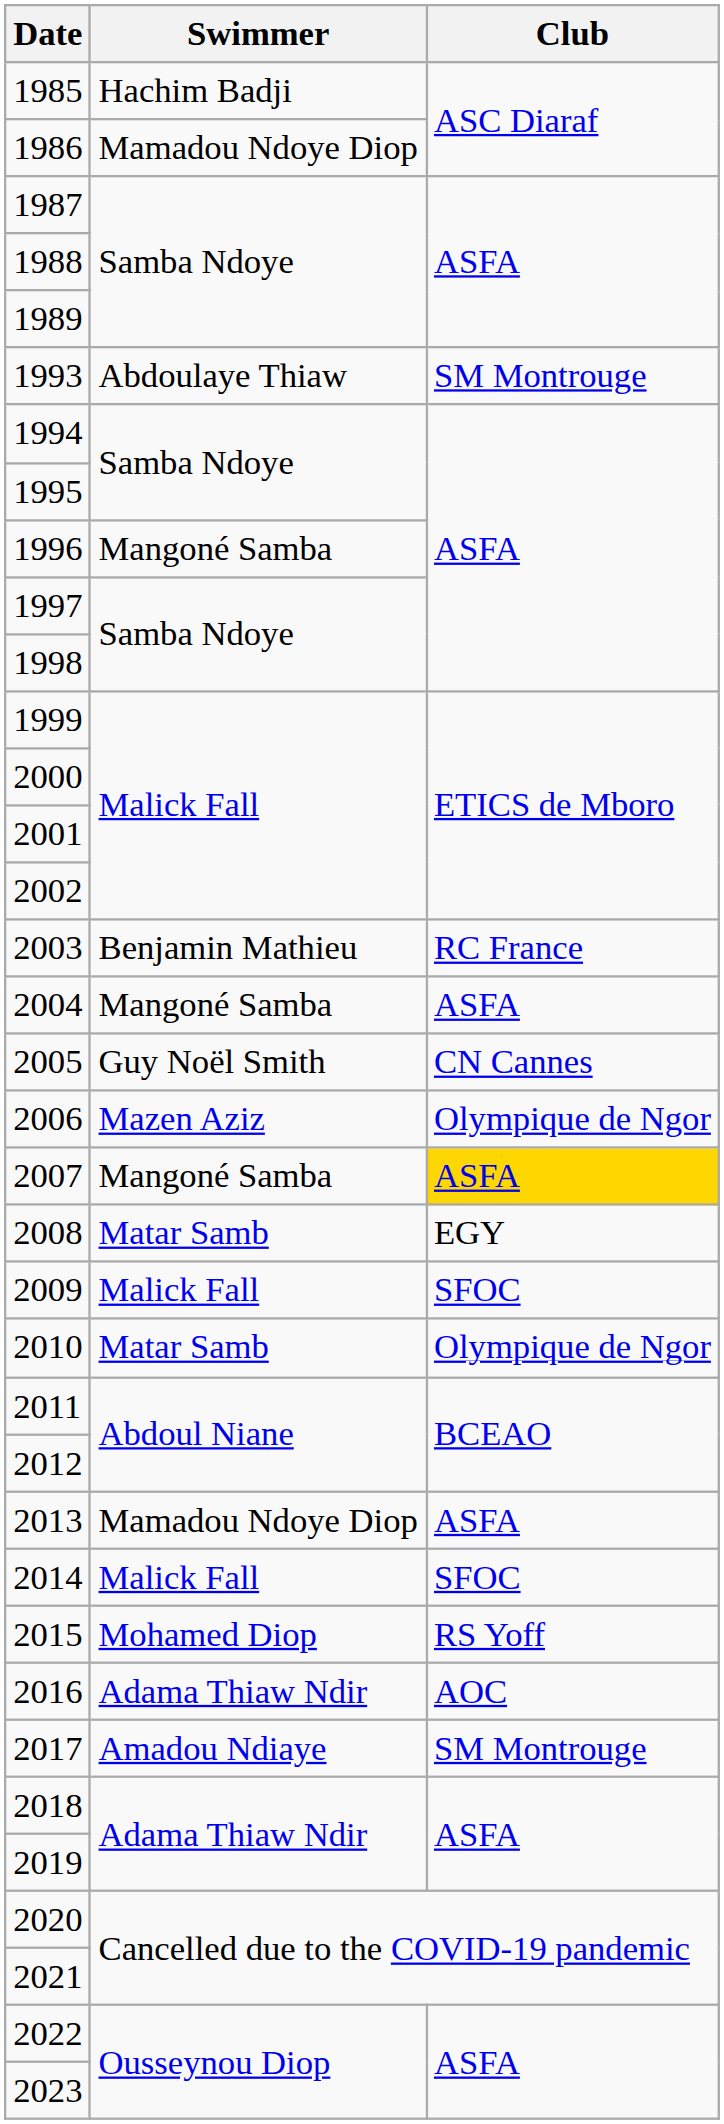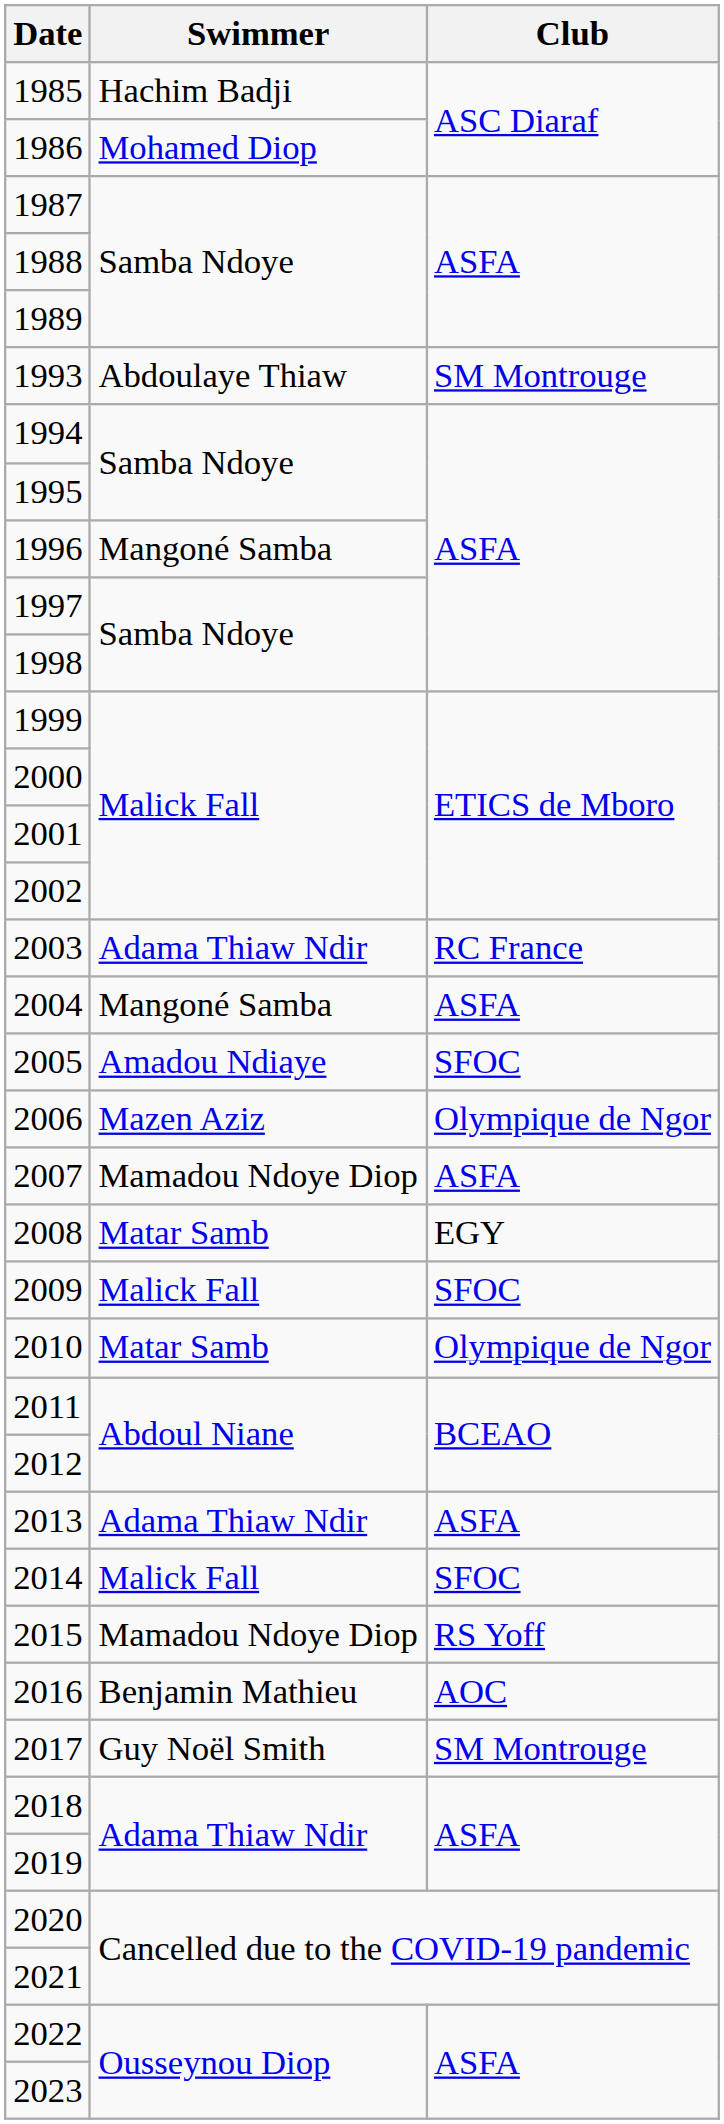(258, 147) Mamadou Ndoye Diop -> (208, 147) Mohamed Diop
(228, 947) Benjamin Mathieu -> (233, 947) Adama Thiaw Ndir
(212, 1061) Guy Noël Smith -> (213, 1061) Amadou Ndiaye
(513, 1061) CN Cannes -> (477, 1061) SFOC
(215, 1176) Mangoné Samba -> (258, 1176) Mamadou Ndoye Diop
(477, 1176) gold background -> (477, 1176) no background
(258, 1518) Mamadou Ndoye Diop -> (233, 1518) Adama Thiaw Ndir
(208, 1633) Mohamed Diop -> (258, 1633) Mamadou Ndoye Diop
(233, 1690) Adama Thiaw Ndir -> (228, 1690) Benjamin Mathieu
(213, 1747) Amadou Ndiaye -> (212, 1747) Guy Noël Smith
